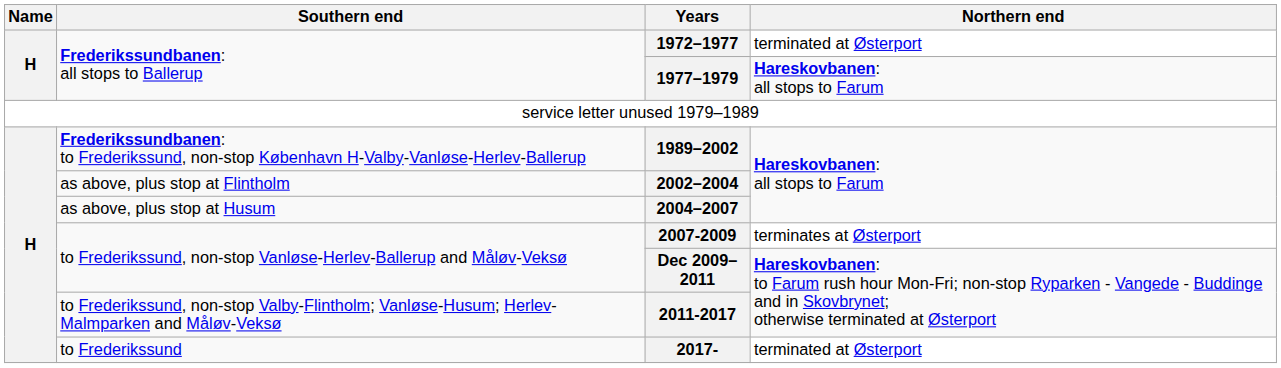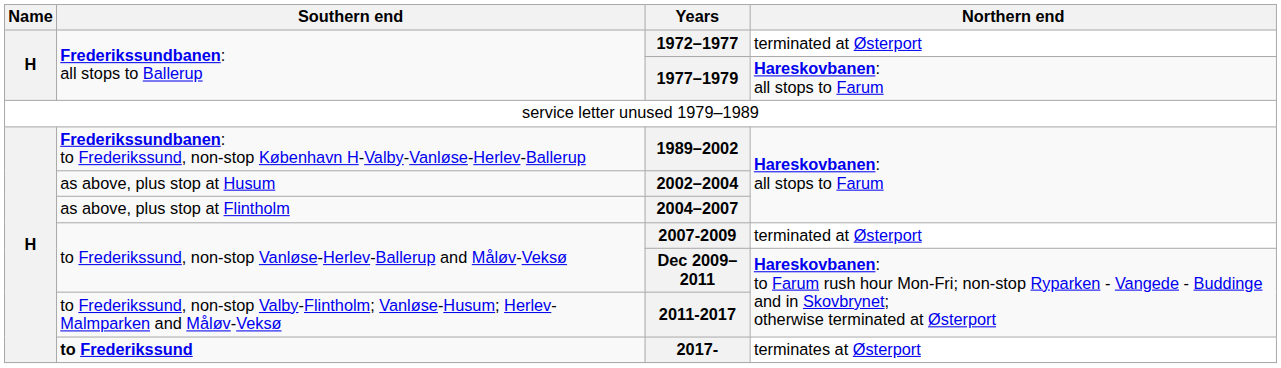(175, 183) as above, plus stop at Flintholm -> (168, 183) as above, plus stop at Husum
(168, 209) as above, plus stop at Husum -> (175, 209) as above, plus stop at Flintholm
(837, 235) terminates at Østerport -> (838, 235) terminated at Østerport
(121, 349) normal -> (126, 349) bold
(838, 349) terminated at Østerport -> (837, 349) terminates at Østerport
